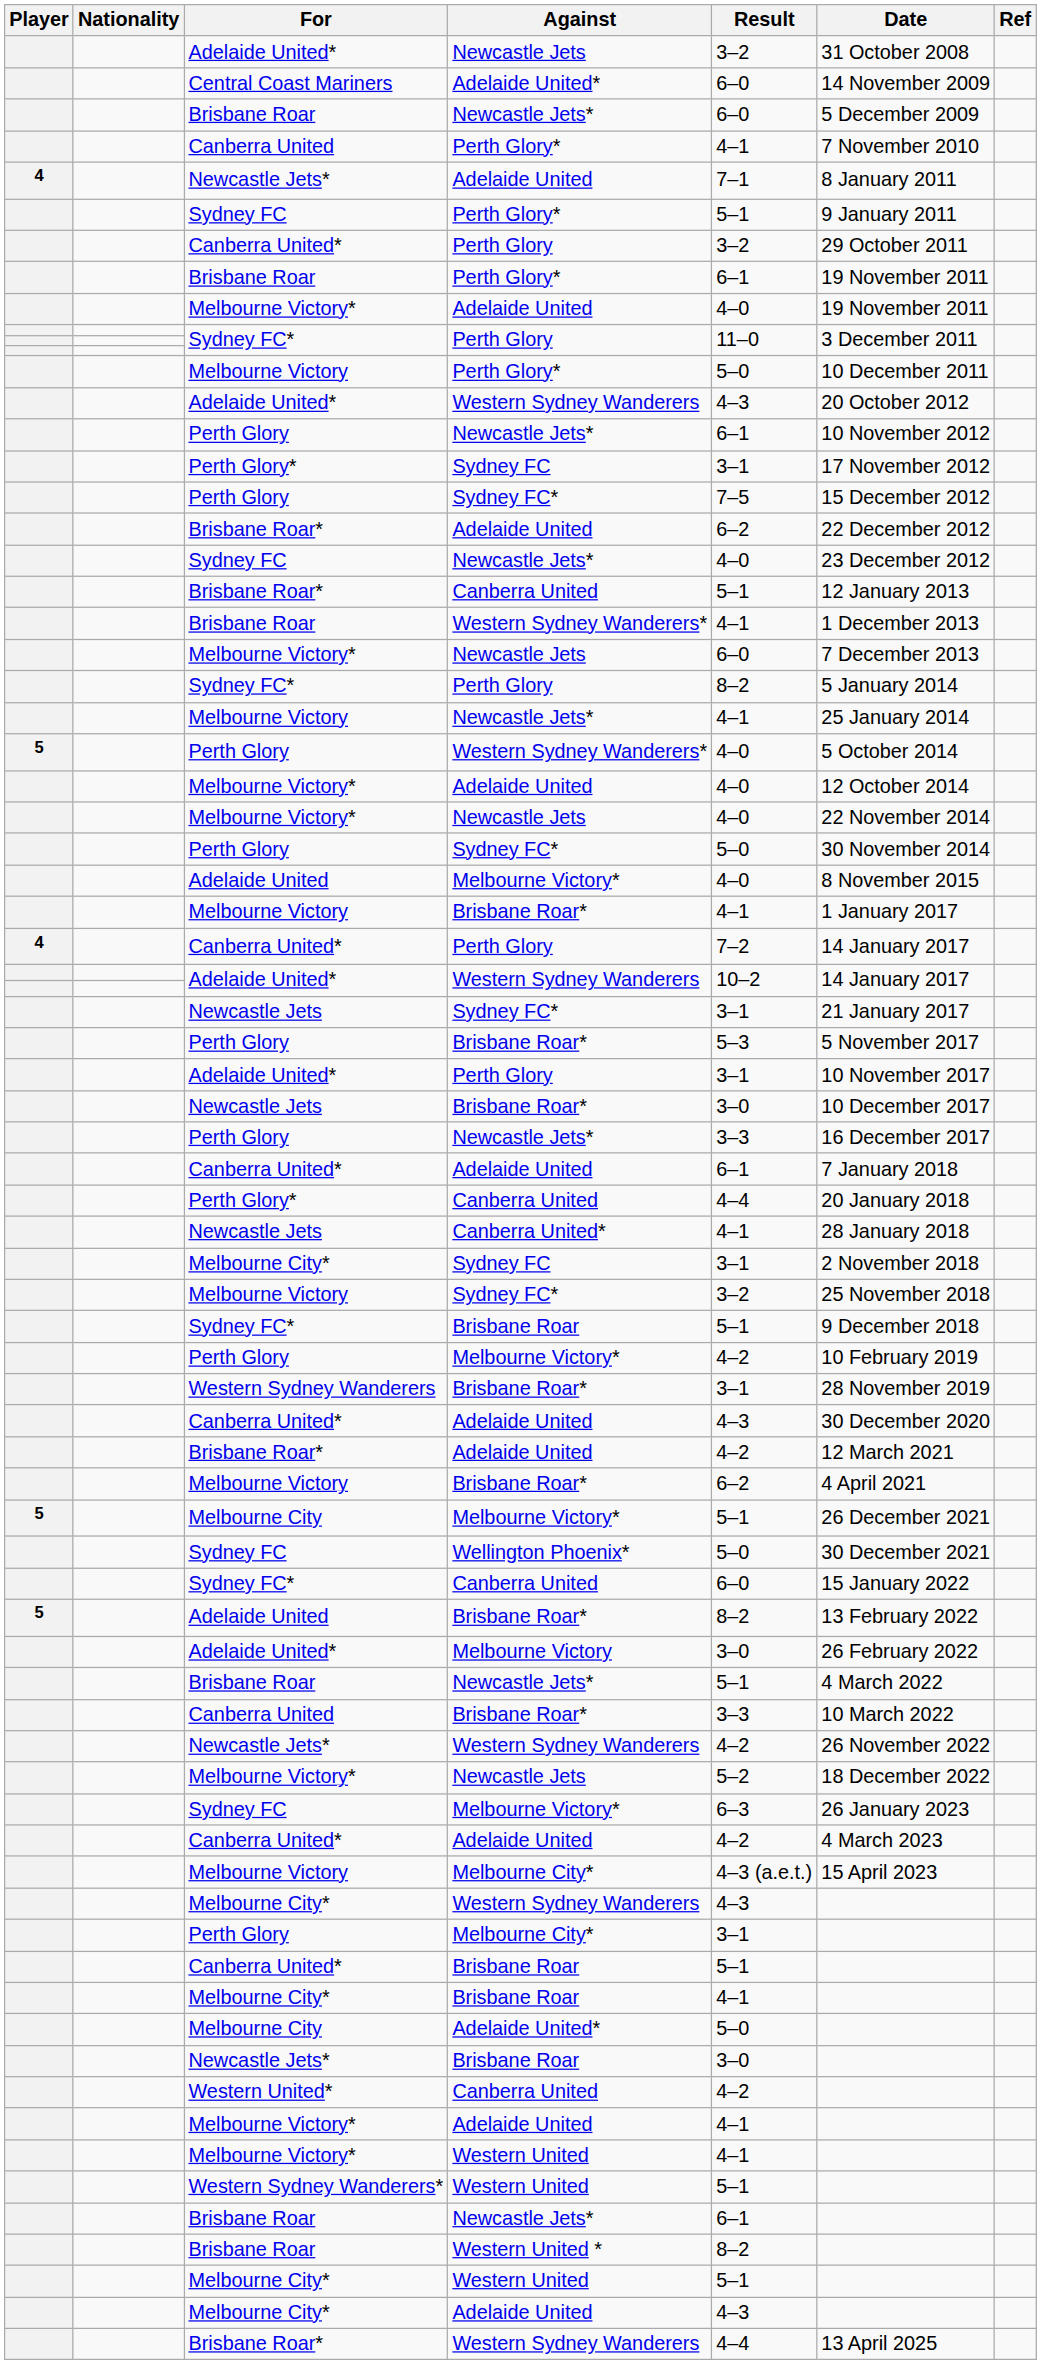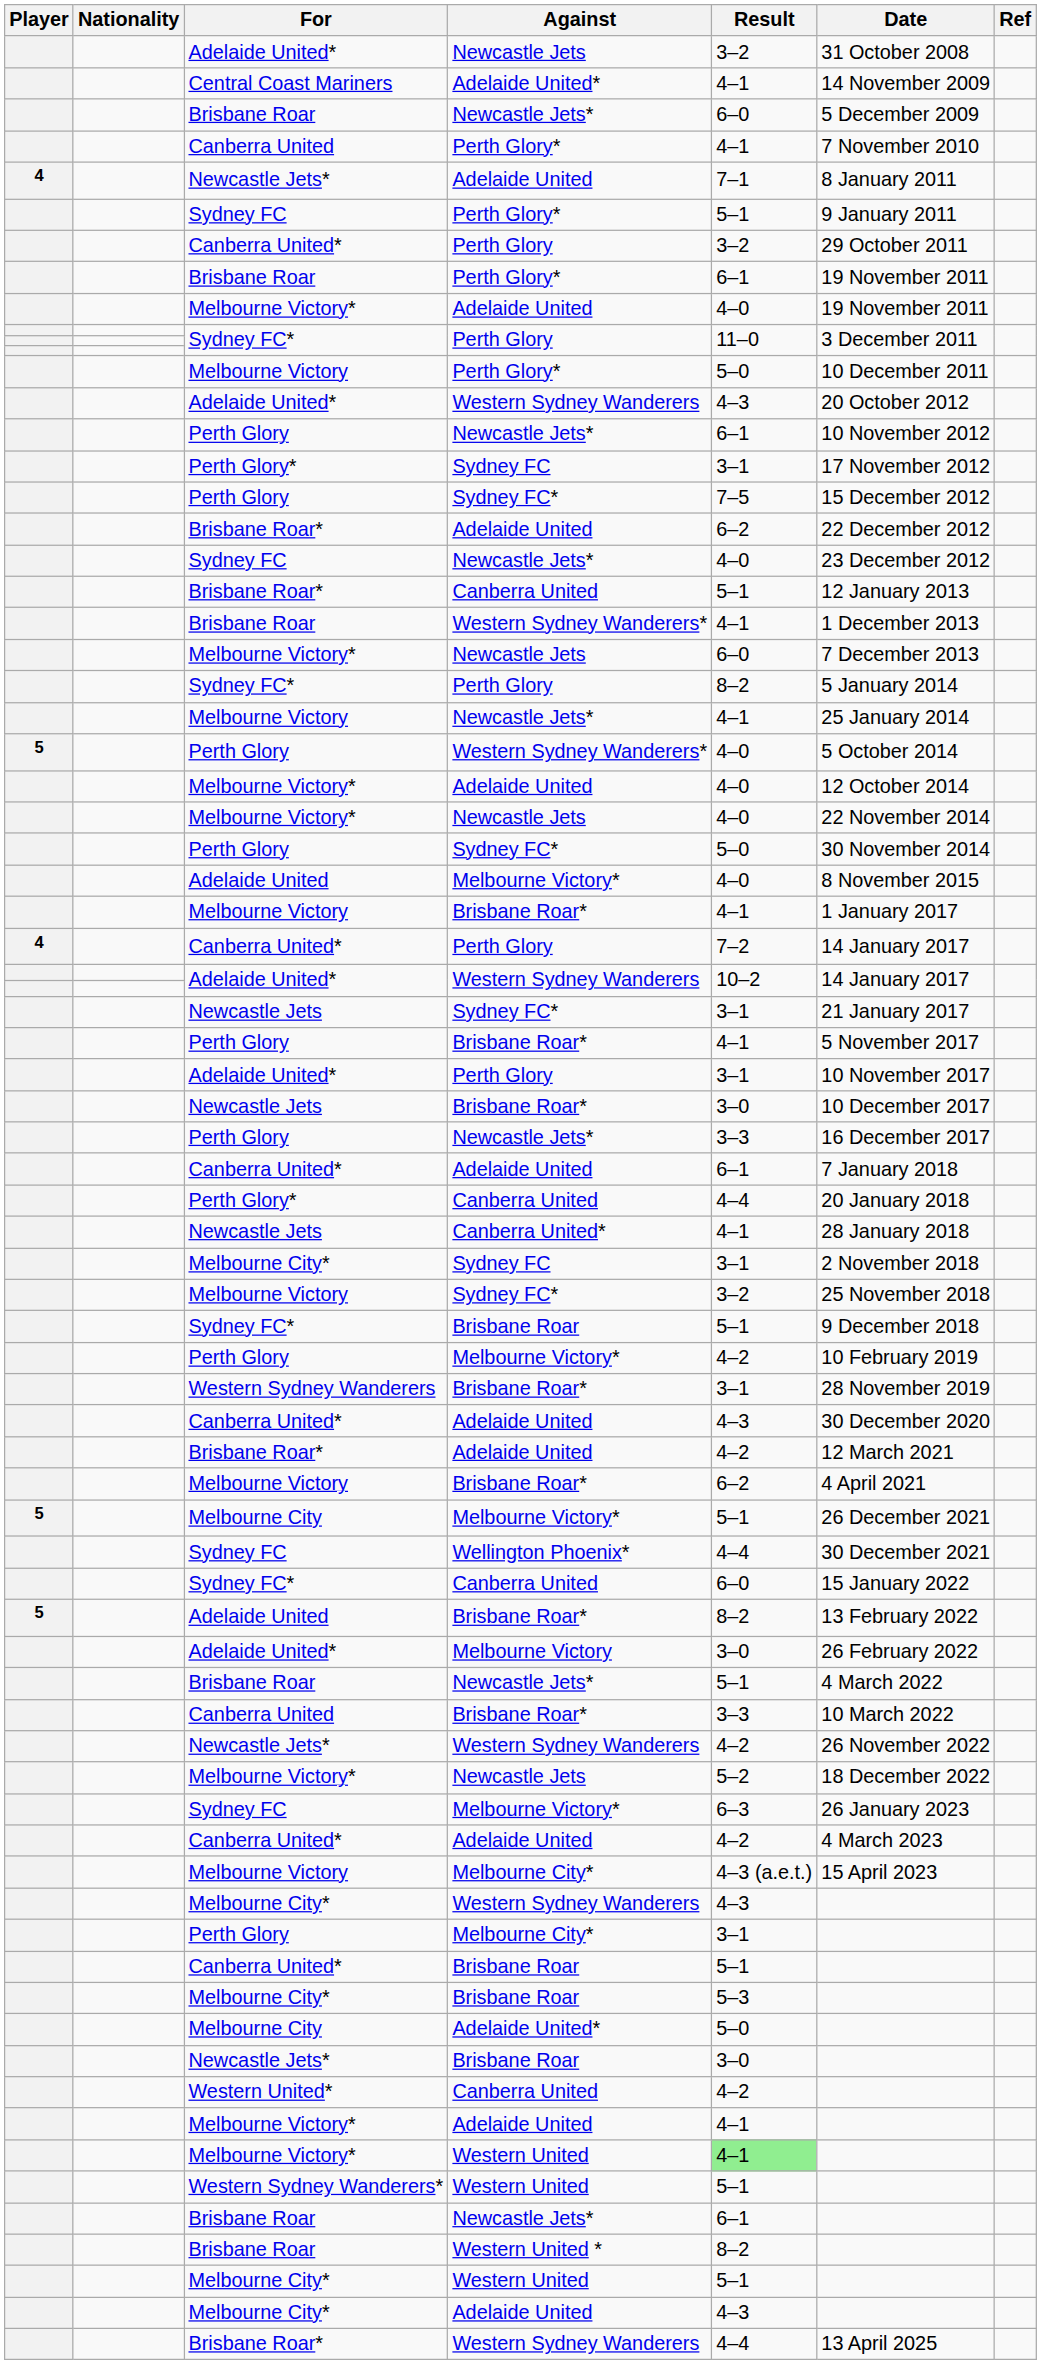(733, 83) 6–0 -> (733, 83) 4–1
(733, 1043) 5–3 -> (733, 1043) 4–1
(733, 1552) 5–0 -> (733, 1552) 4–4
(733, 1997) 4–1 -> (733, 1997) 5–3
(733, 2155) no background -> (733, 2155) lightgreen background
